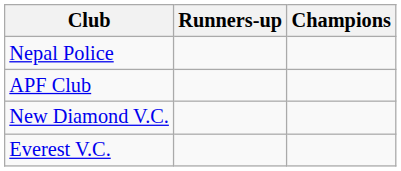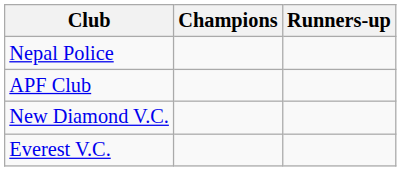columns swapped: (341, 20) <-> (230, 20)
